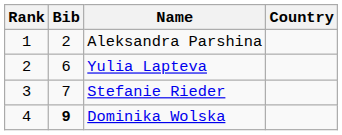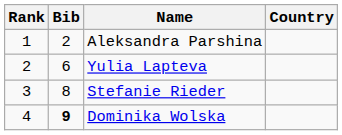(66, 92) 7 -> (66, 92) 8
